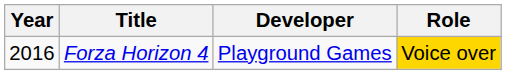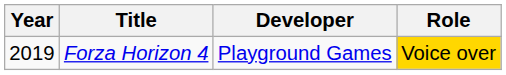(32, 52) 2016 -> (32, 52) 2019
